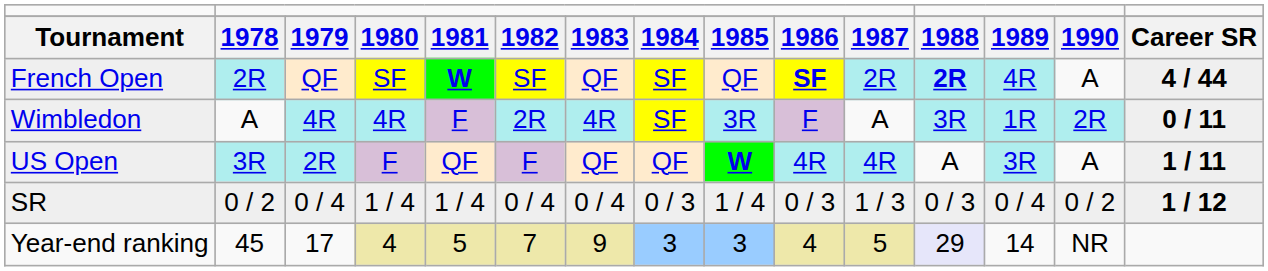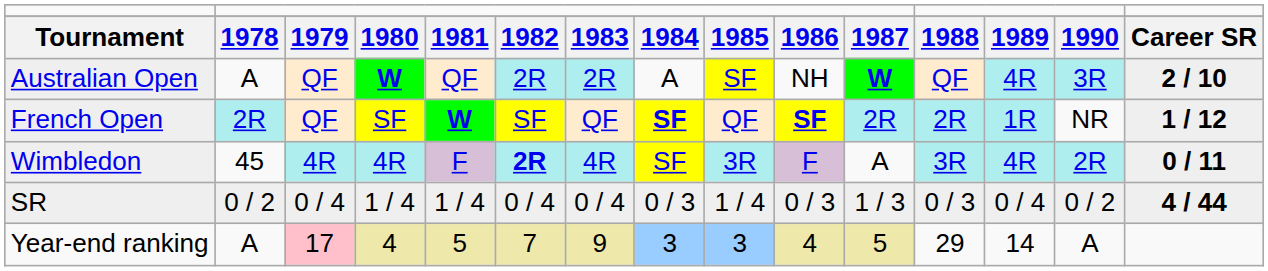+ row: (104, 78)
(670, 78) normal -> (670, 119) bold
(950, 78) bold -> (950, 119) normal
(1020, 78) 4R -> (1020, 119) 1R
(1090, 78) A -> (1090, 119) NR
(1194, 78) 4 / 44 -> (1194, 119) 1 / 12
(250, 119) A -> (250, 161) 45
(530, 119) normal -> (530, 161) bold
(1020, 119) 1R -> (1020, 161) 4R
- row: (64, 161)
(1194, 202) 1 / 12 -> (1194, 202) 4 / 44
(250, 244) 45 -> (250, 244) A
(320, 244) no background -> (320, 244) pink background
(950, 244) lavender background -> (950, 244) no background
(1090, 244) NR -> (1090, 244) A
